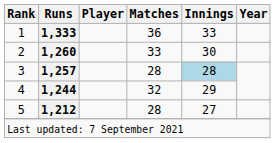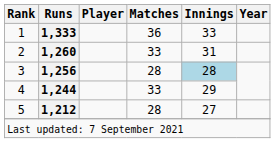(209, 52) 30 -> (209, 52) 31
(59, 71) 1,257 -> (59, 71) 1,256
(154, 90) 32 -> (154, 90) 33
